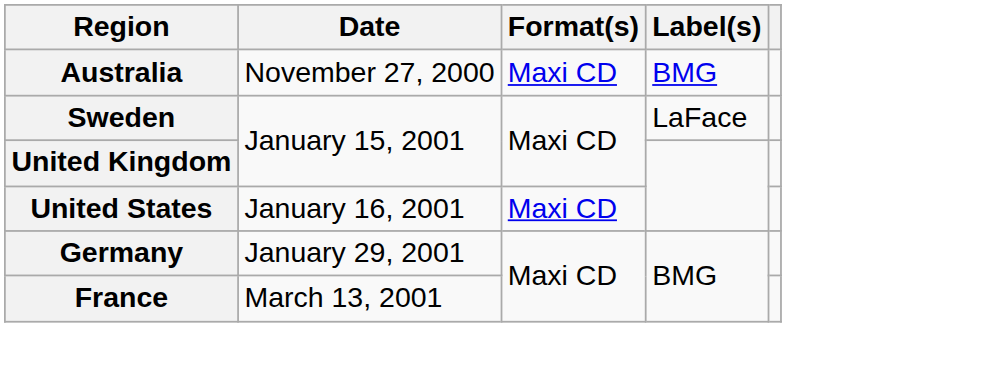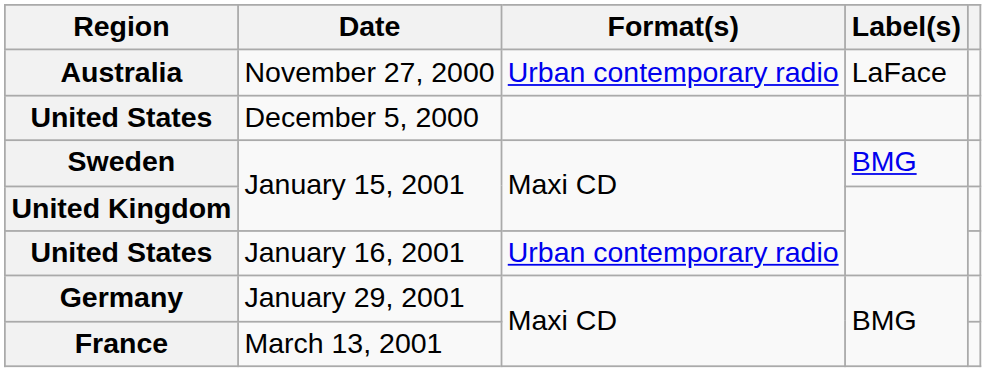(562, 72) Maxi CD -> (673, 72) Urban contemporary radio
(685, 72) BMG -> (899, 72) LaFace
+ row: (121, 117)
(700, 117) LaFace -> (884, 162) BMG
(562, 207) Maxi CD -> (673, 252) Urban contemporary radio
